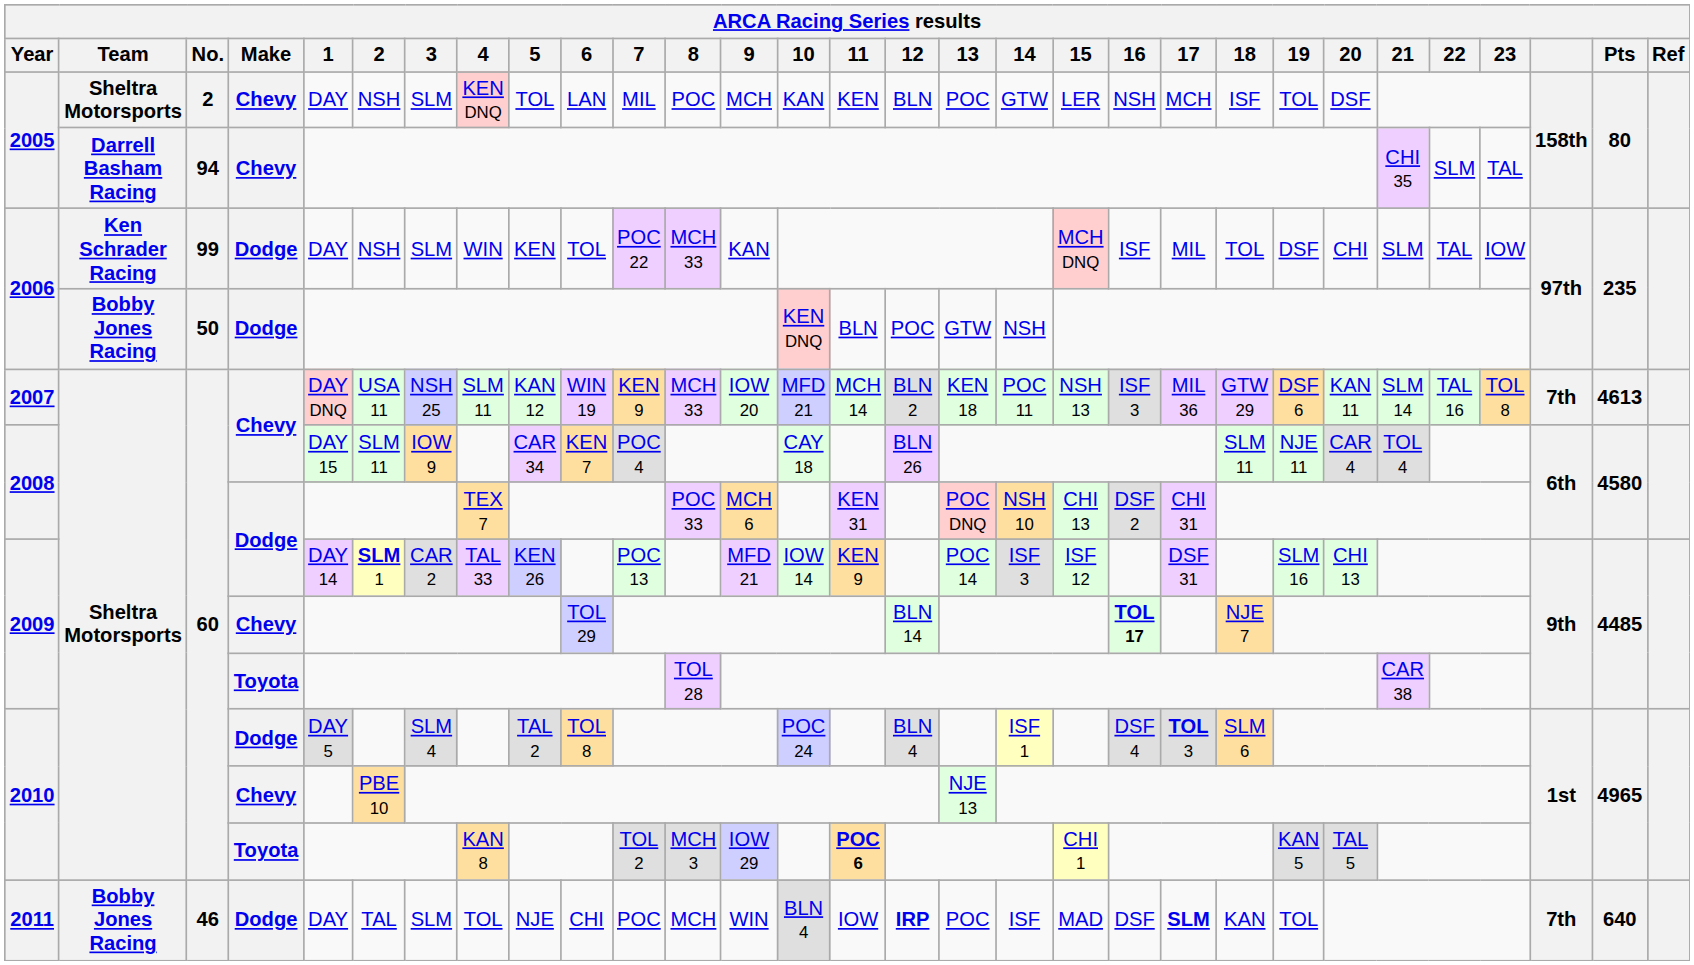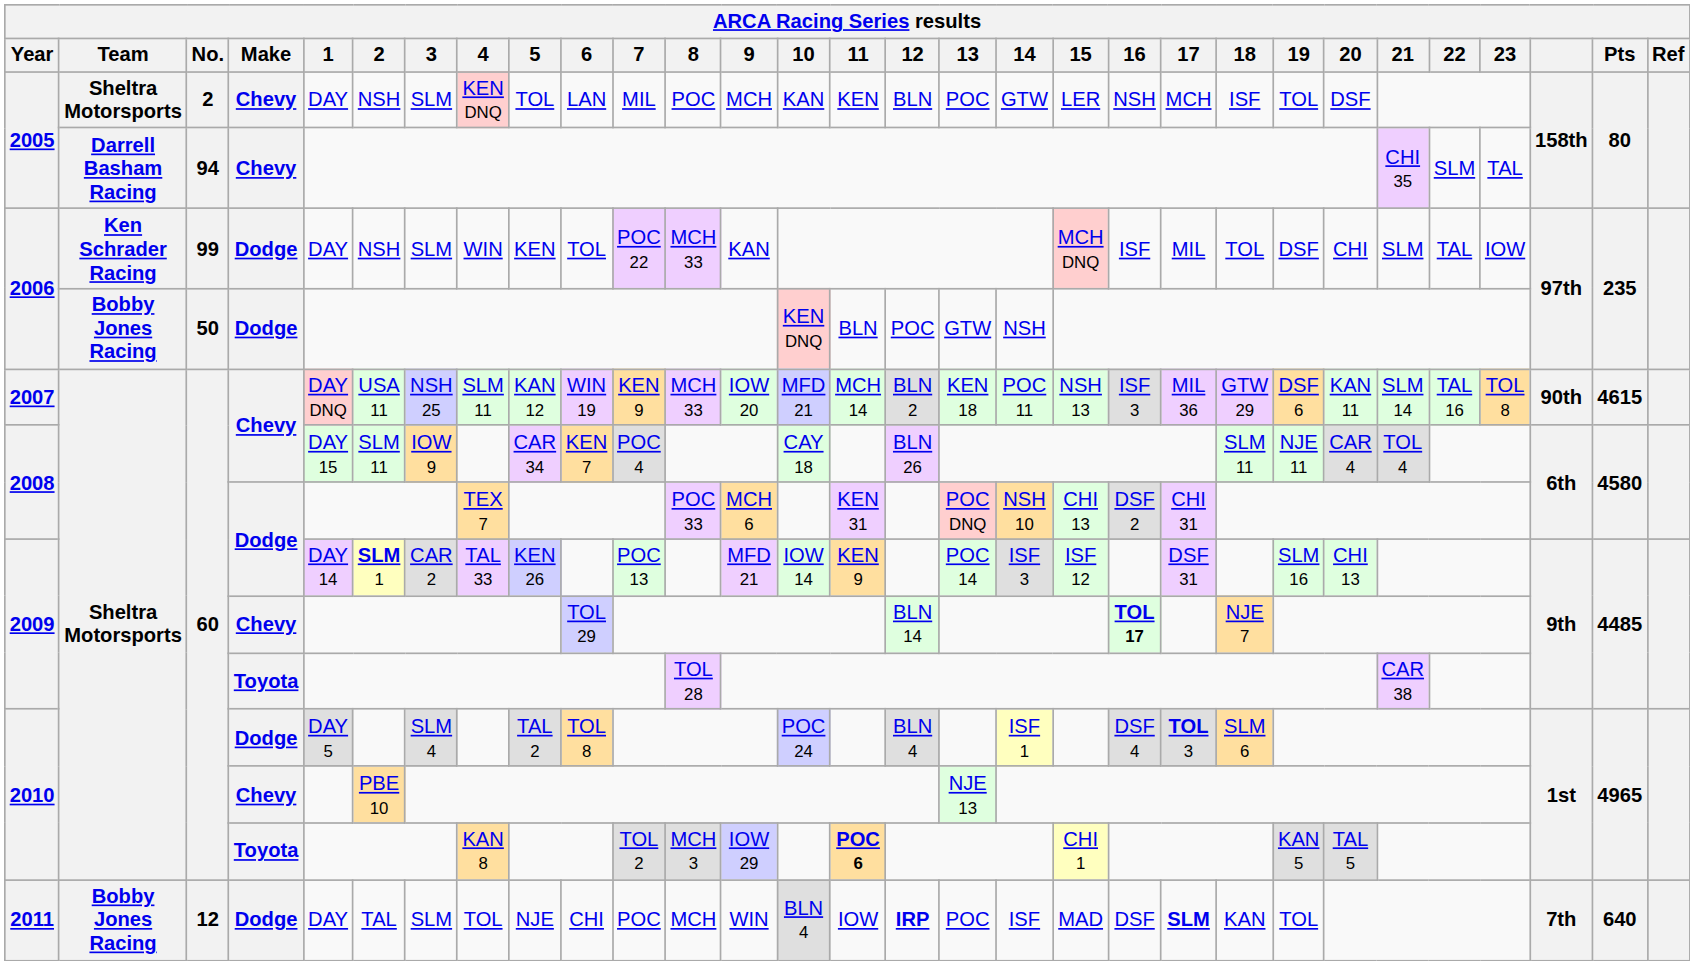(1561, 397) 7th -> (1561, 397) 90th
(1620, 397) 4613 -> (1620, 397) 4615
(208, 920) 46 -> (208, 920) 12
